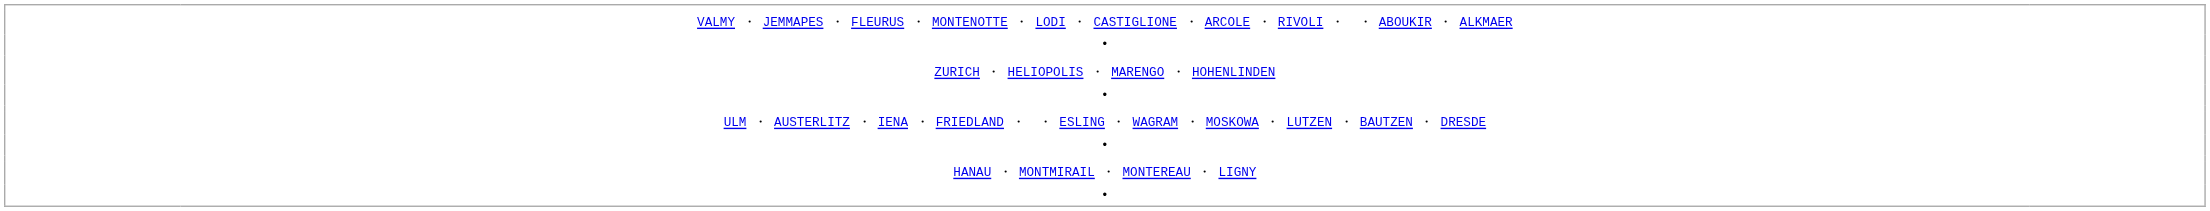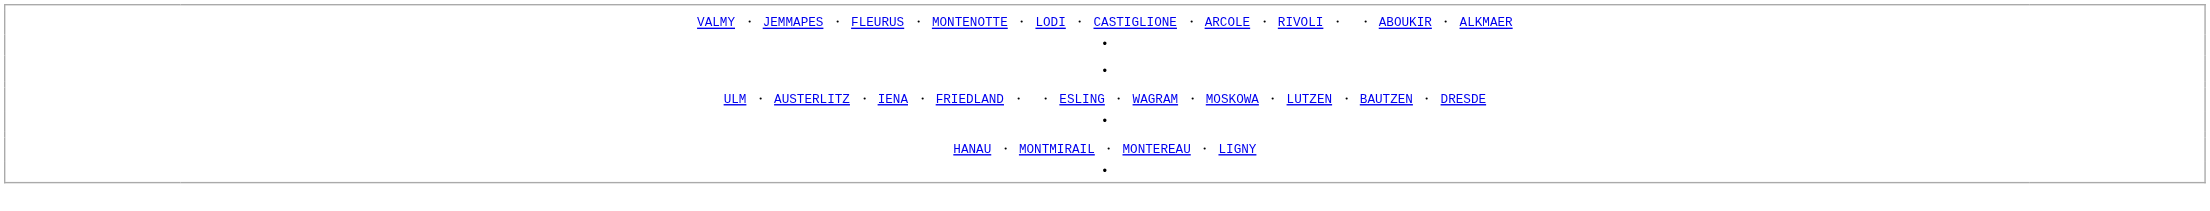- row: (93, 73)
